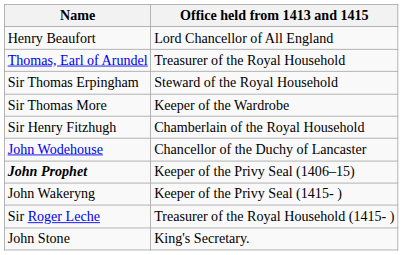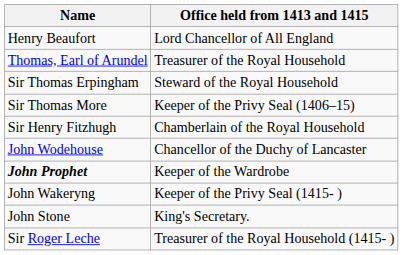(222, 104) Keeper of the Wardrobe -> (254, 104) Keeper of the Privy Seal (1406–15)
(254, 171) Keeper of the Privy Seal (1406–15) -> (222, 171) Keeper of the Wardrobe
rows swapped: (54, 216) <-> (39, 238)
